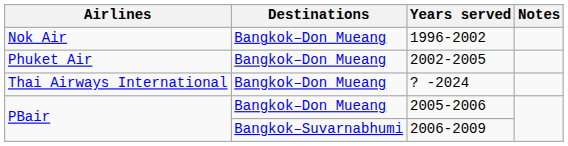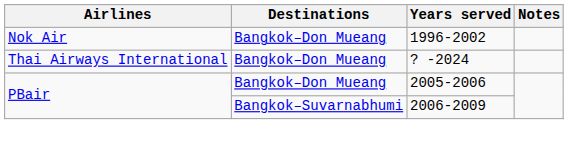- row: (448, 62)
